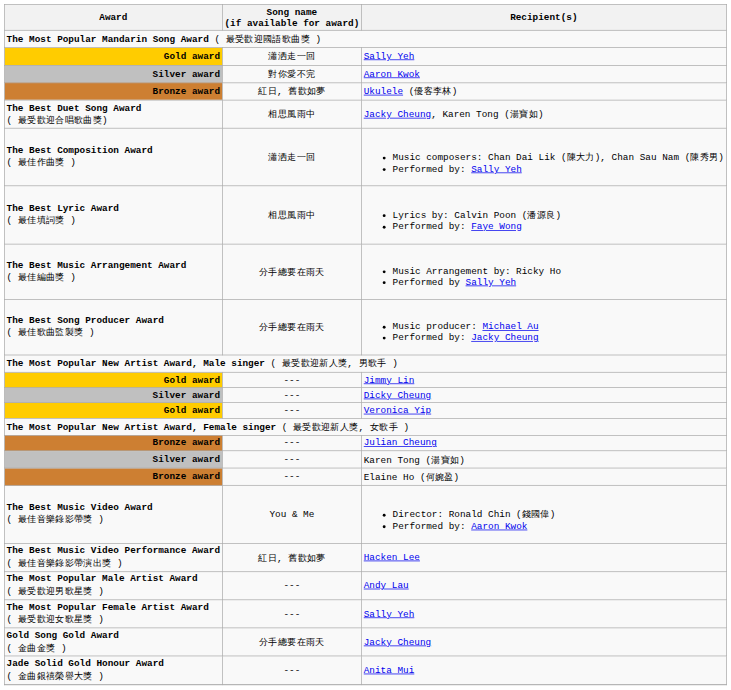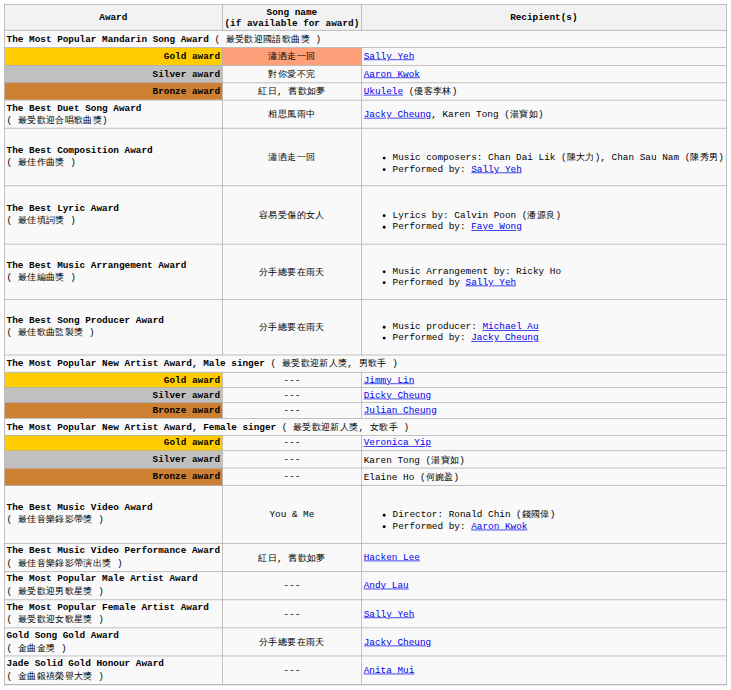(292, 57) no background -> (292, 57) lightsalmon background
(292, 215) 相思風雨中 -> (292, 215) 容易受傷的女人
rows swapped: (186, 443) <-> (192, 410)
